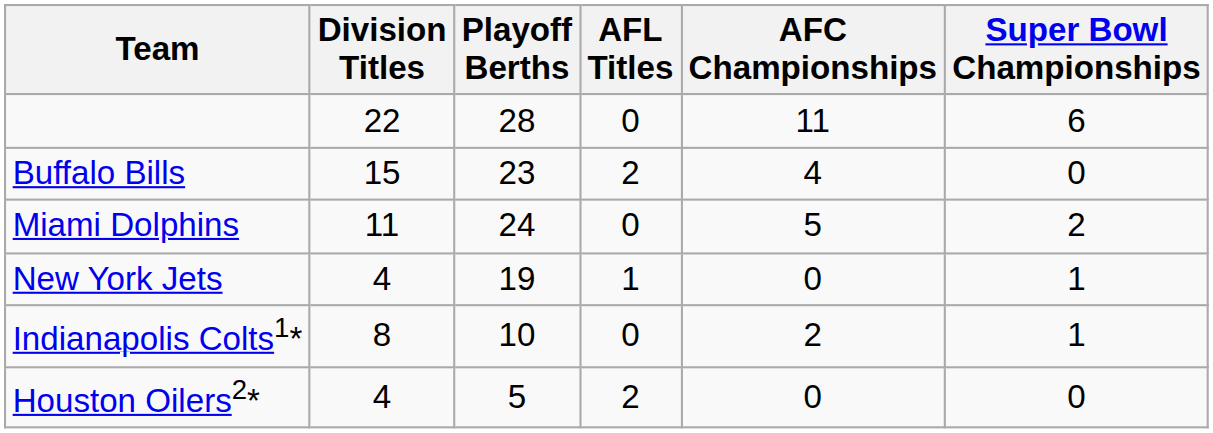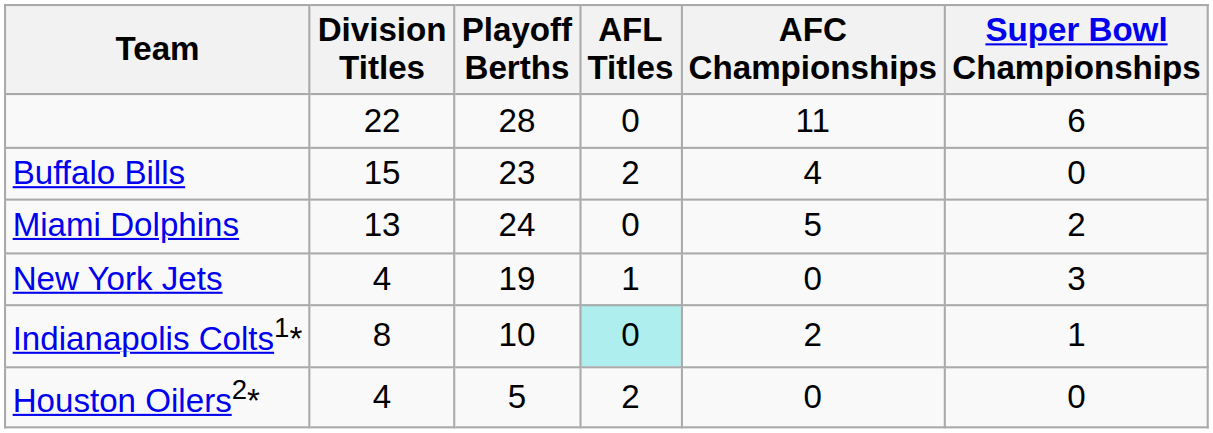(382, 225) 11 -> (382, 225) 13
(1076, 278) 1 -> (1076, 278) 3
(630, 335) no background -> (630, 335) paleturquoise background
